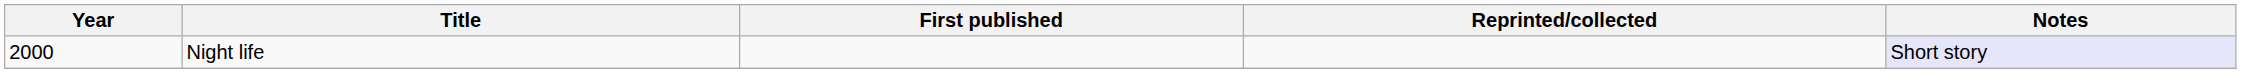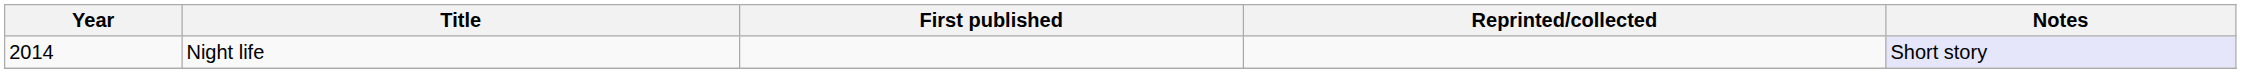(31, 52) 2000 -> (31, 52) 2014
